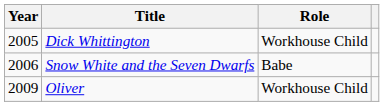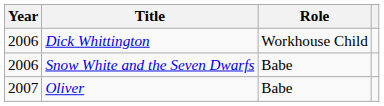(23, 40) 2005 -> (23, 40) 2006
(23, 88) 2009 -> (23, 88) 2007
(315, 88) Workhouse Child -> (277, 88) Babe
